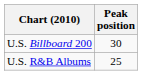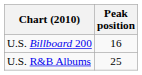(116, 43) 30 -> (116, 43) 16
